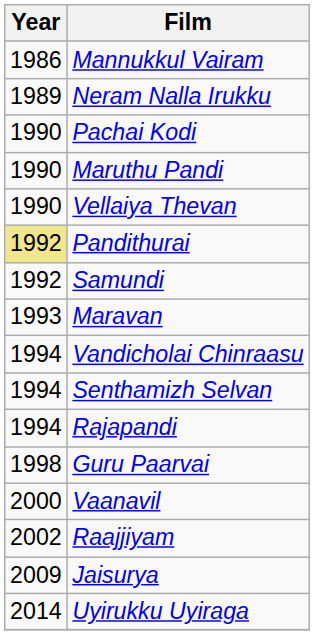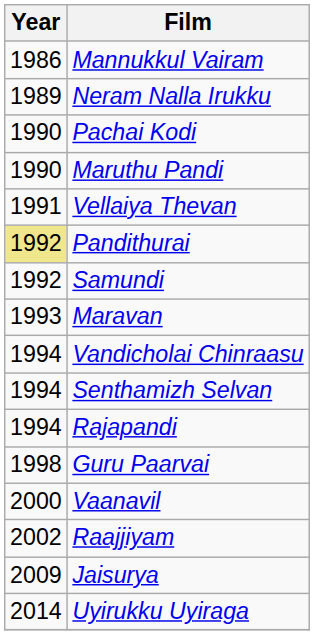(36, 206) 1990 -> (36, 206) 1991
